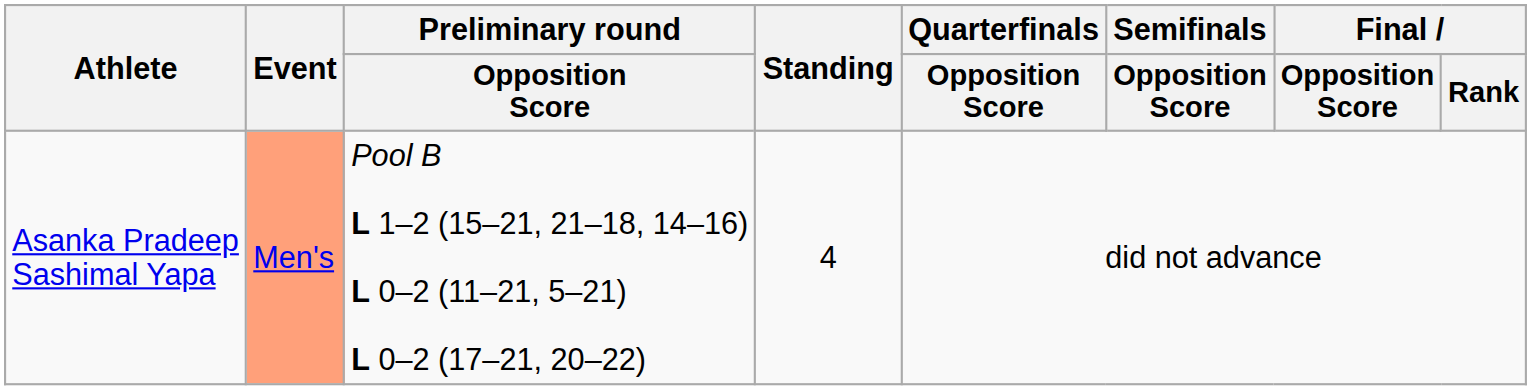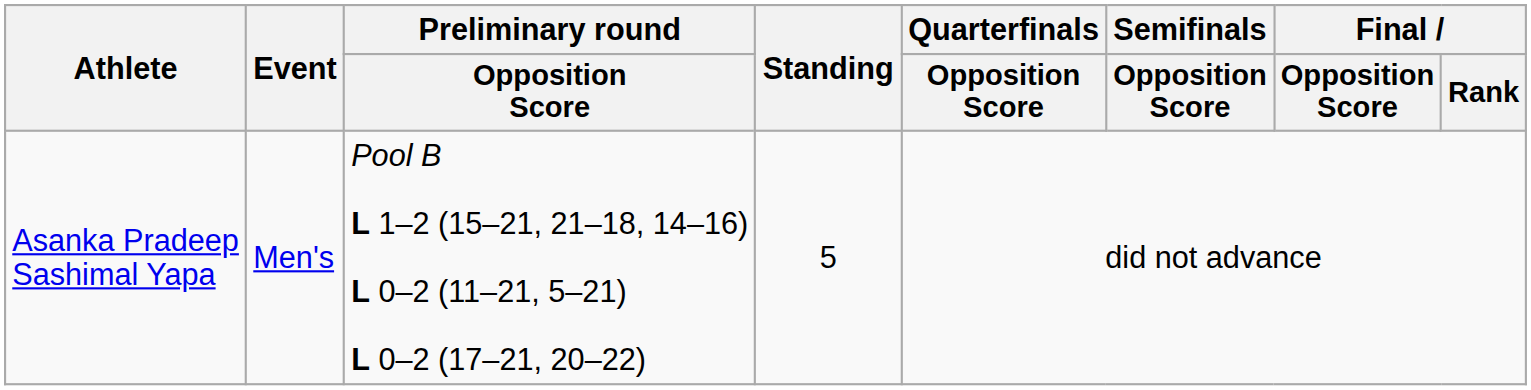(294, 258) lightsalmon background -> (294, 258) no background
(828, 258) 4 -> (828, 258) 5
